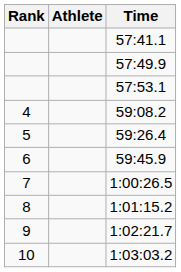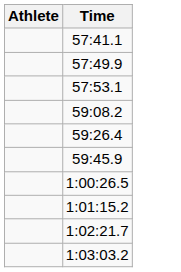- column: (26, 16)
